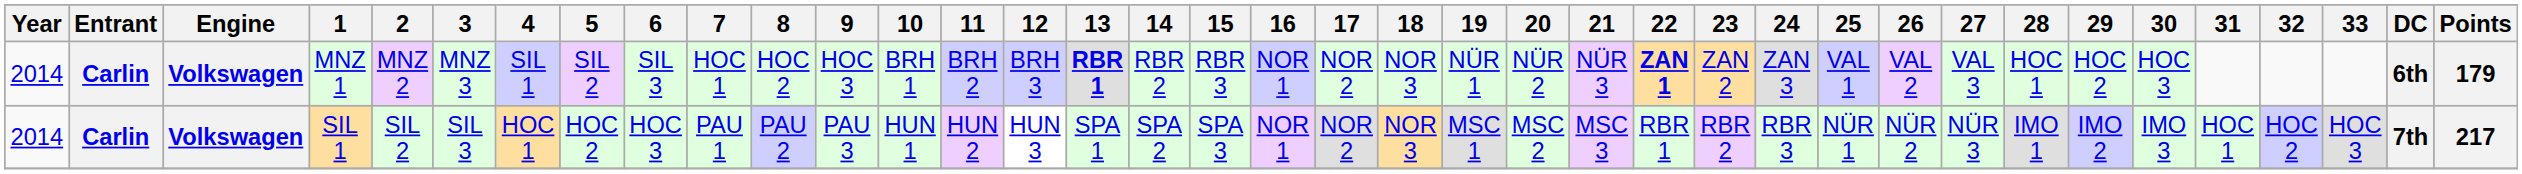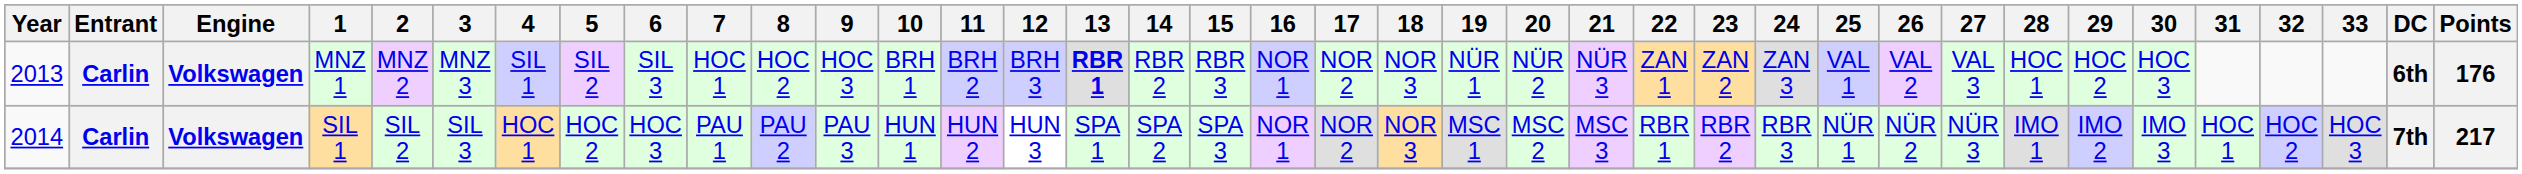(37, 73) 2014 -> (37, 73) 2013
(1664, 73) bold -> (1664, 73) normal
(2476, 73) 179 -> (2476, 73) 176
